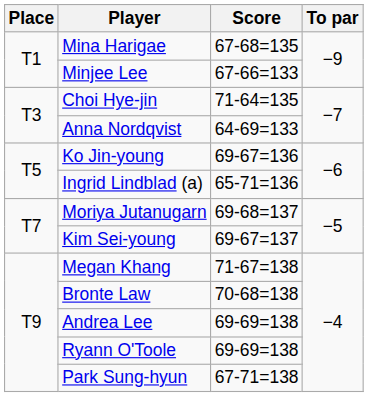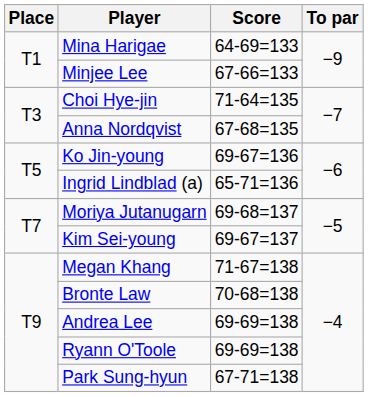(257, 45) 67-68=135 -> (257, 45) 64-69=133
(257, 128) 64-69=133 -> (257, 128) 67-68=135
